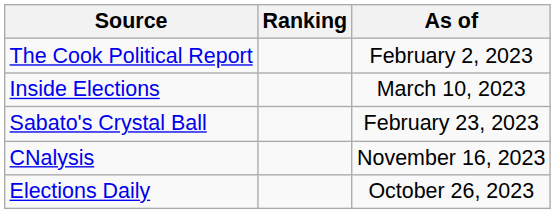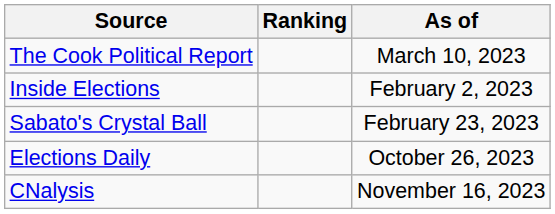(451, 55) February 2, 2023 -> (451, 55) March 10, 2023
(451, 89) March 10, 2023 -> (451, 89) February 2, 2023
rows swapped: (80, 191) <-> (52, 157)
